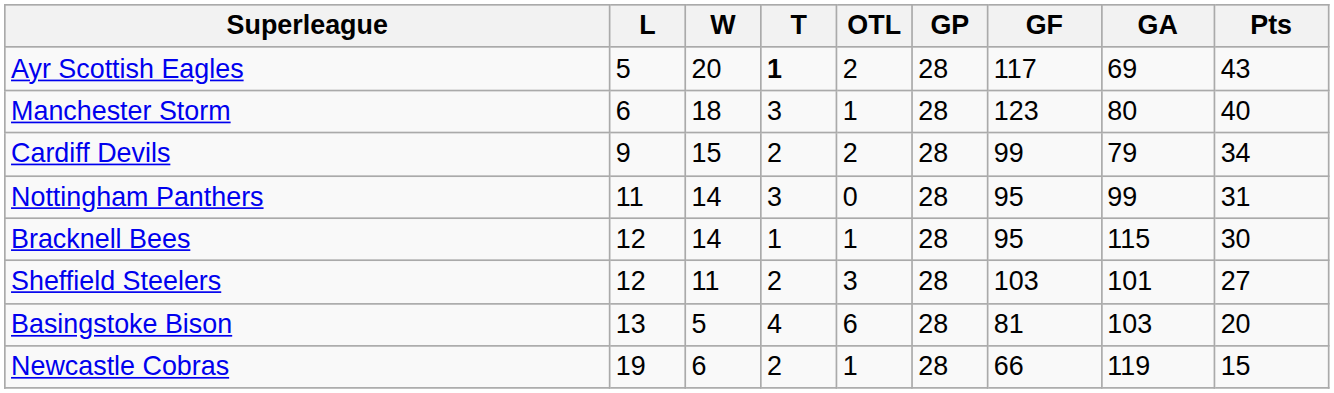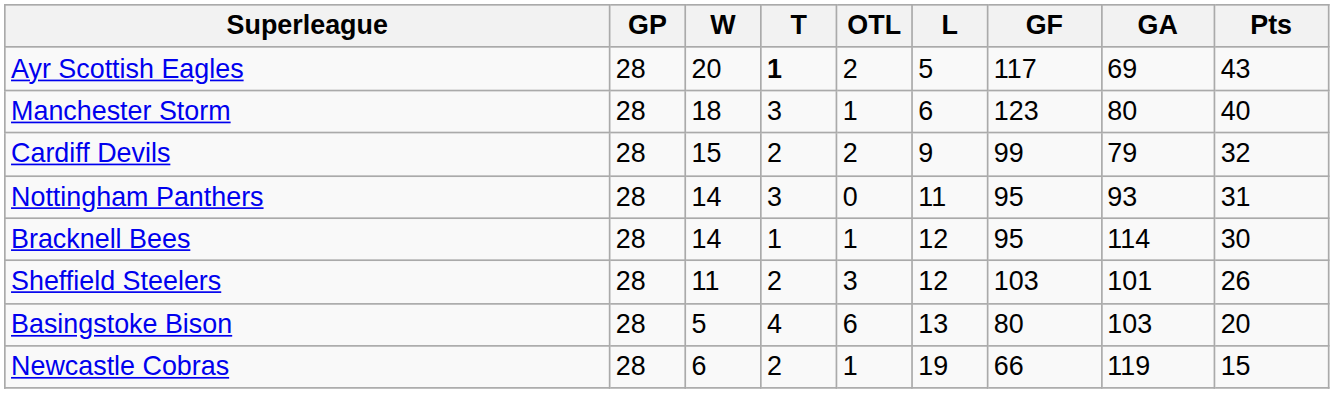columns swapped: (950, 25) <-> (647, 25)
(1236, 153) 34 -> (1236, 153) 32
(1122, 196) 99 -> (1122, 196) 93
(1129, 238) 115 -> (1129, 238) 114
(1236, 281) 27 -> (1236, 281) 26
(1009, 324) 81 -> (1009, 324) 80
